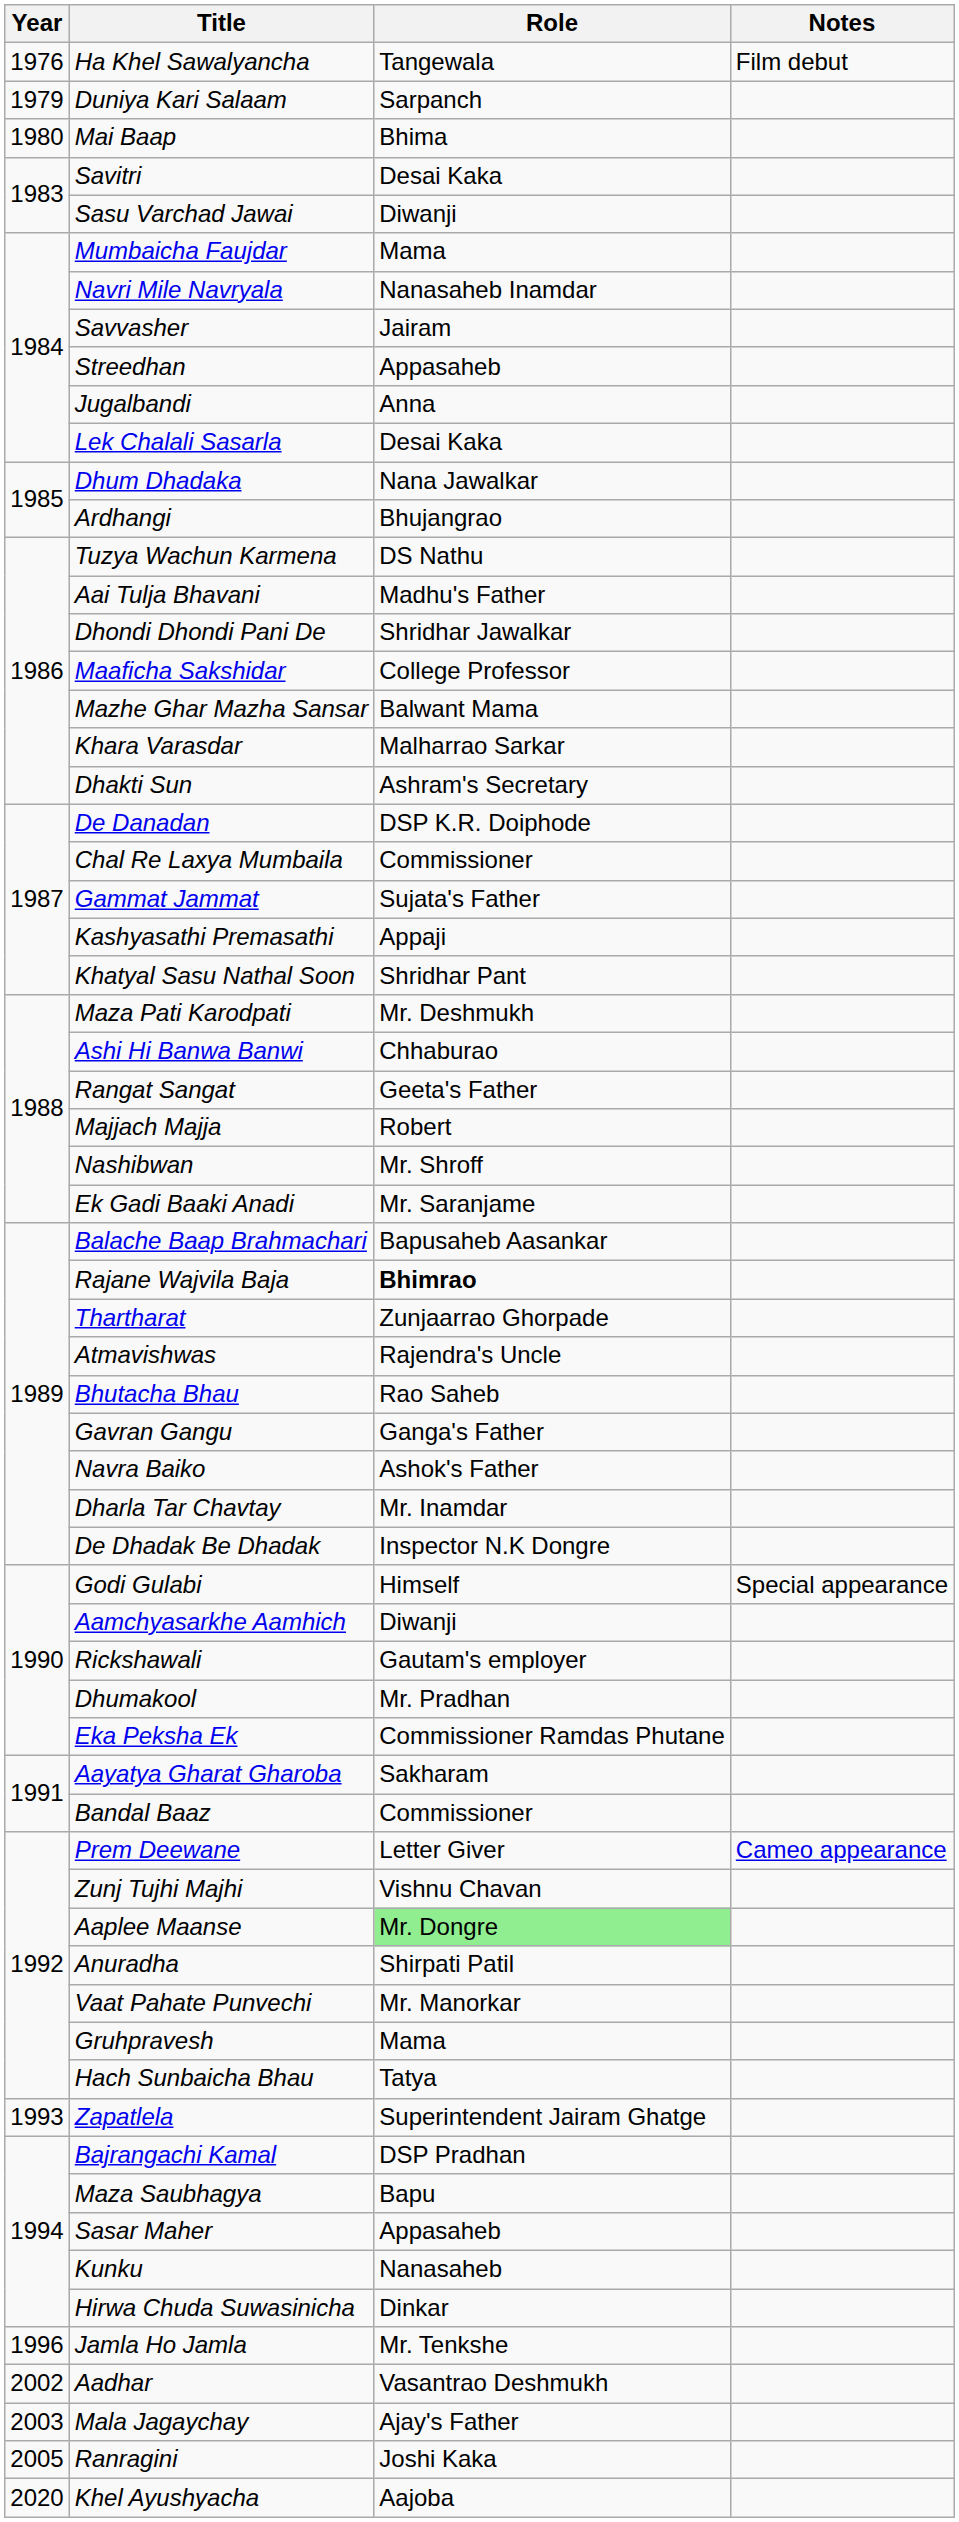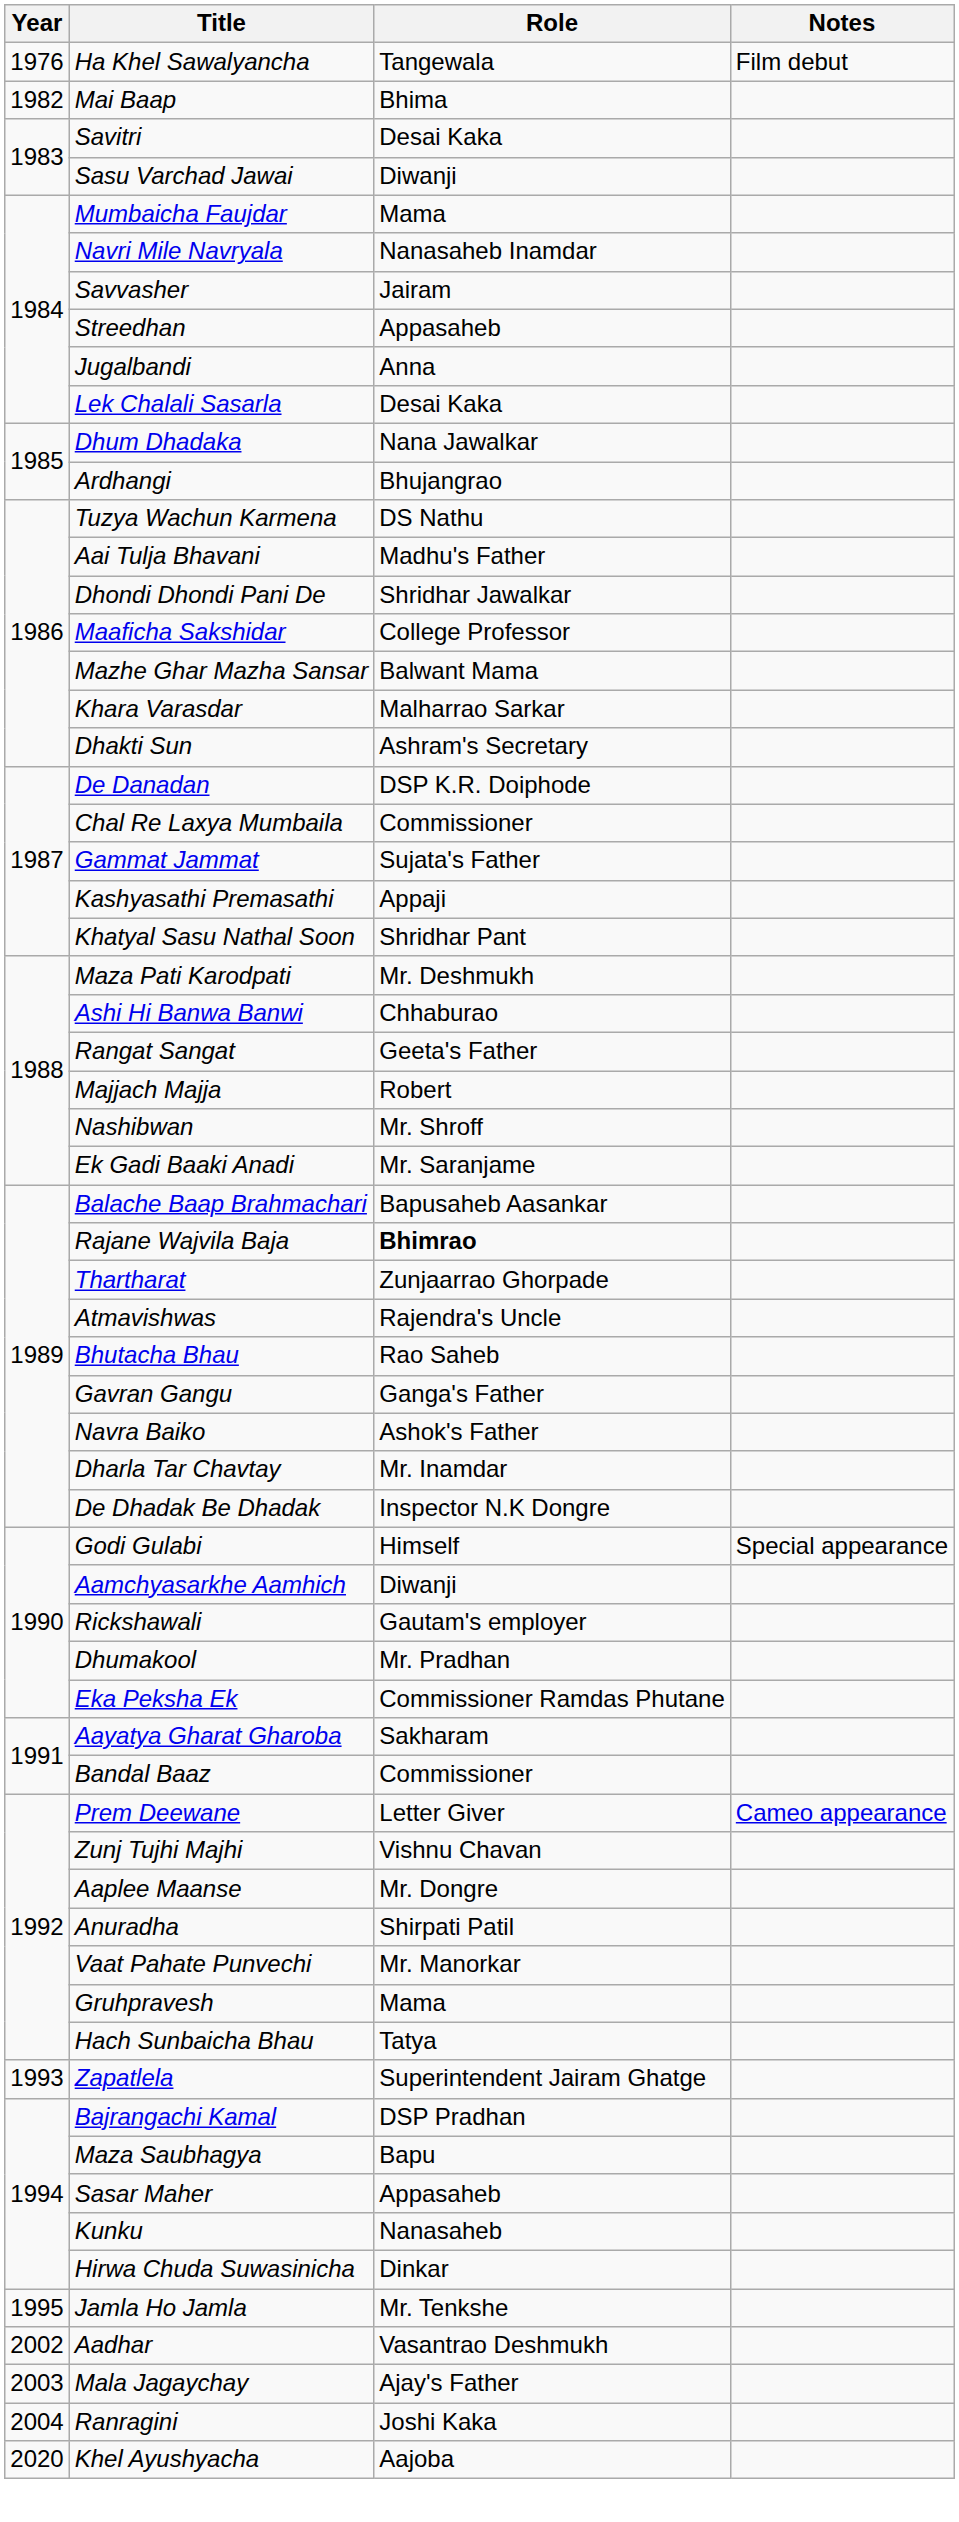- row: (181, 99)
(37, 137) 1980 -> (37, 99) 1982
(439, 1926) lightgreen background -> (439, 1888) no background
(37, 2345) 1996 -> (37, 2307) 1995
(37, 2459) 2005 -> (37, 2421) 2004
